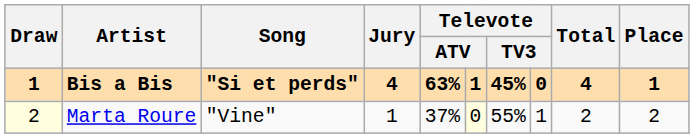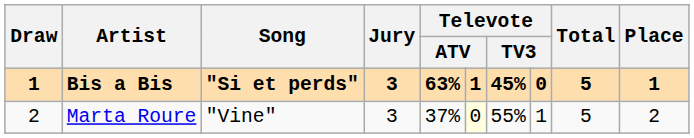(392, 85) 4 -> (392, 85) 3
(586, 85) 4 -> (586, 85) 5
(34, 117) lightyellow background -> (34, 117) no background
(392, 117) 1 -> (392, 117) 3
(586, 117) 2 -> (586, 117) 5
